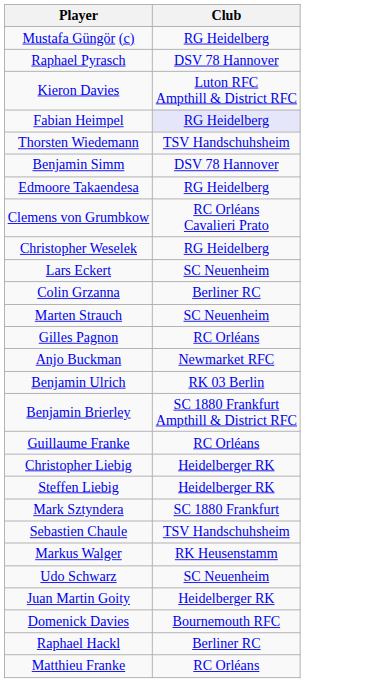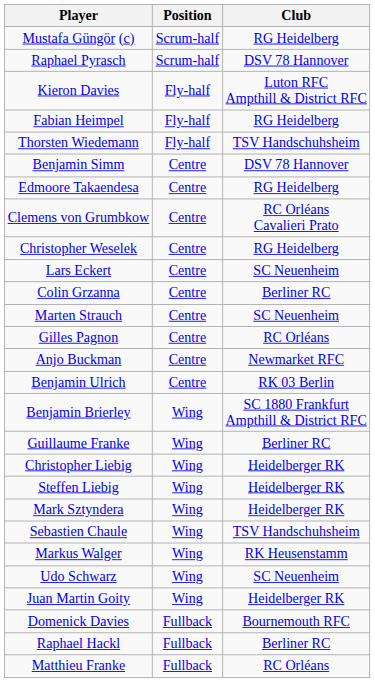+ column: (187, 15)
(226, 120) lavender background -> (296, 120) no background
(226, 442) RC Orléans -> (296, 442) Berliner RC
(226, 509) SC 1880 Frankfurt -> (296, 509) Heidelberger RK
